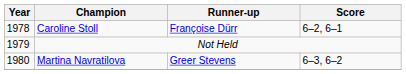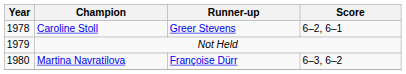(204, 28) Françoise Dürr -> (203, 28) Greer Stevens
(203, 61) Greer Stevens -> (204, 61) Françoise Dürr
